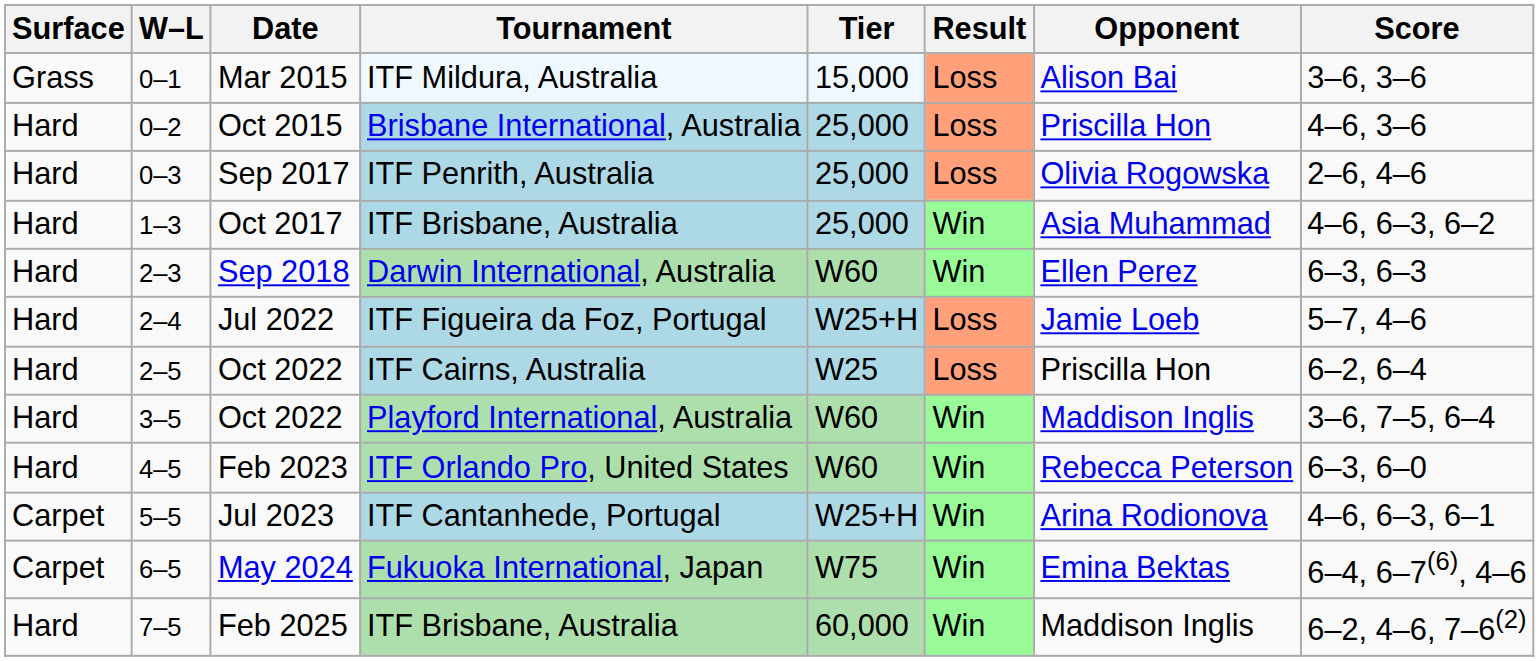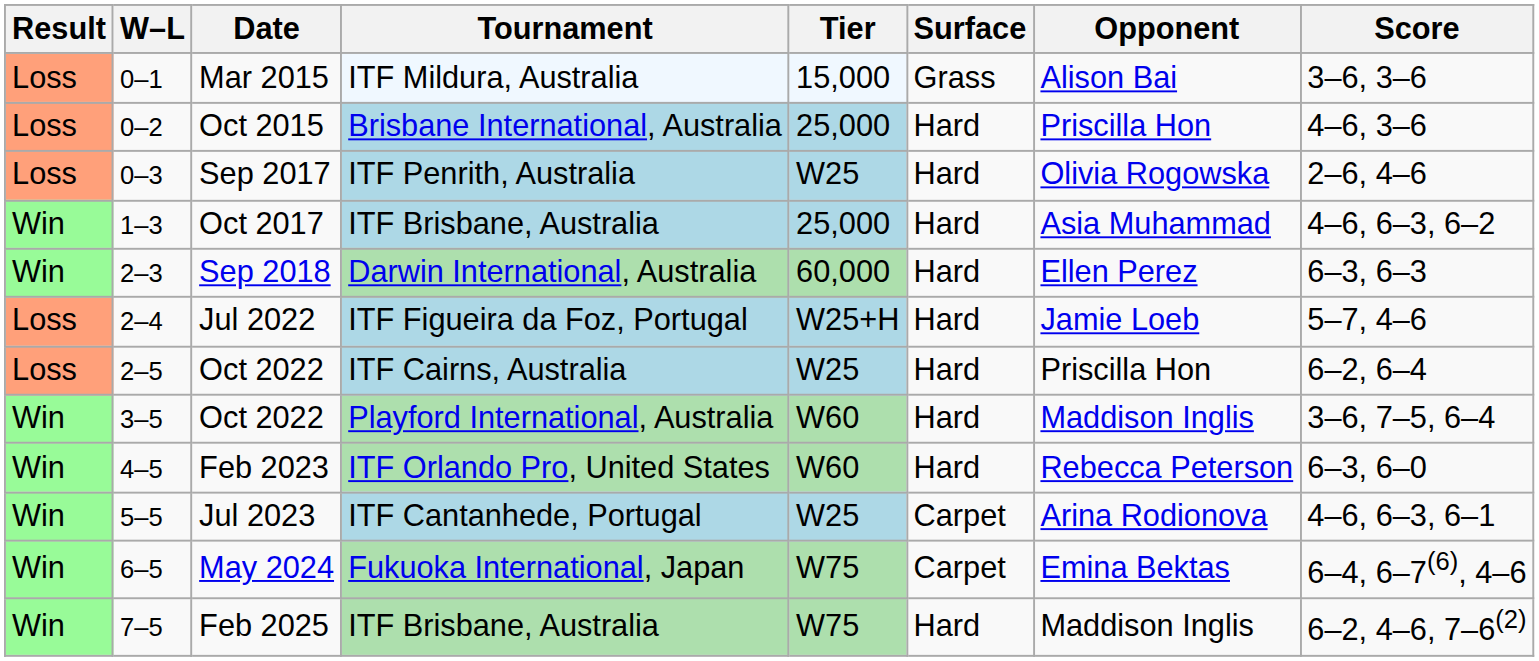columns swapped: (979, 28) <-> (68, 28)
(862, 175) 25,000 -> (828, 175) W25
(847, 272) W60 -> (843, 272) 60,000
(867, 516) W25+H -> (828, 516) W25
(862, 625) 60,000 -> (828, 625) W75
